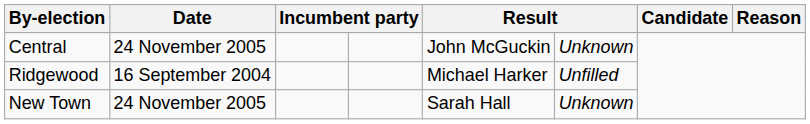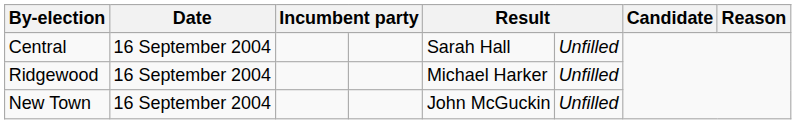(190, 47) 24 November 2005 -> (192, 47) 16 September 2004
(489, 47) John McGuckin -> (469, 47) Sarah Hall
(596, 47) Unknown -> (589, 47) Unfilled
(190, 103) 24 November 2005 -> (192, 103) 16 September 2004
(469, 103) Sarah Hall -> (489, 103) John McGuckin
(596, 103) Unknown -> (589, 103) Unfilled
